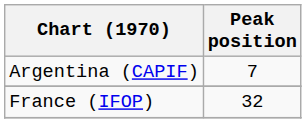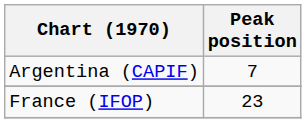(252, 102) 32 -> (252, 102) 23
